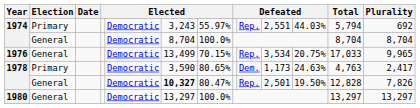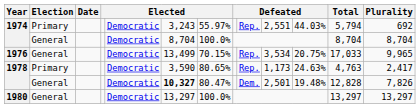(249, 68) Dem. -> (249, 68) Rep.
(249, 82) Rep. -> (249, 82) Dem.
(310, 82) 19.50% -> (310, 82) 19.48%
